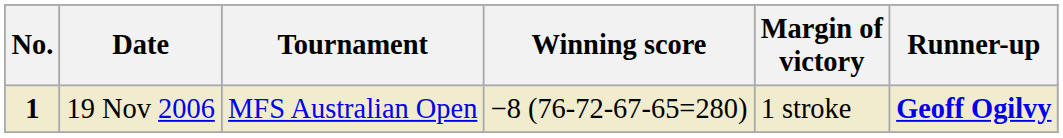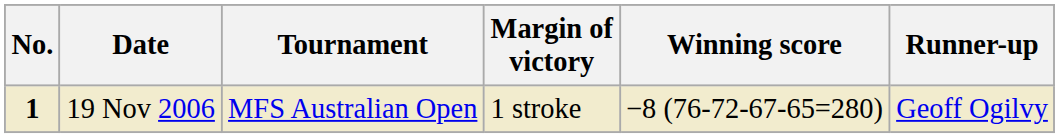columns swapped: (619, 44) <-> (822, 44)
(974, 108) bold -> (972, 108) normal
